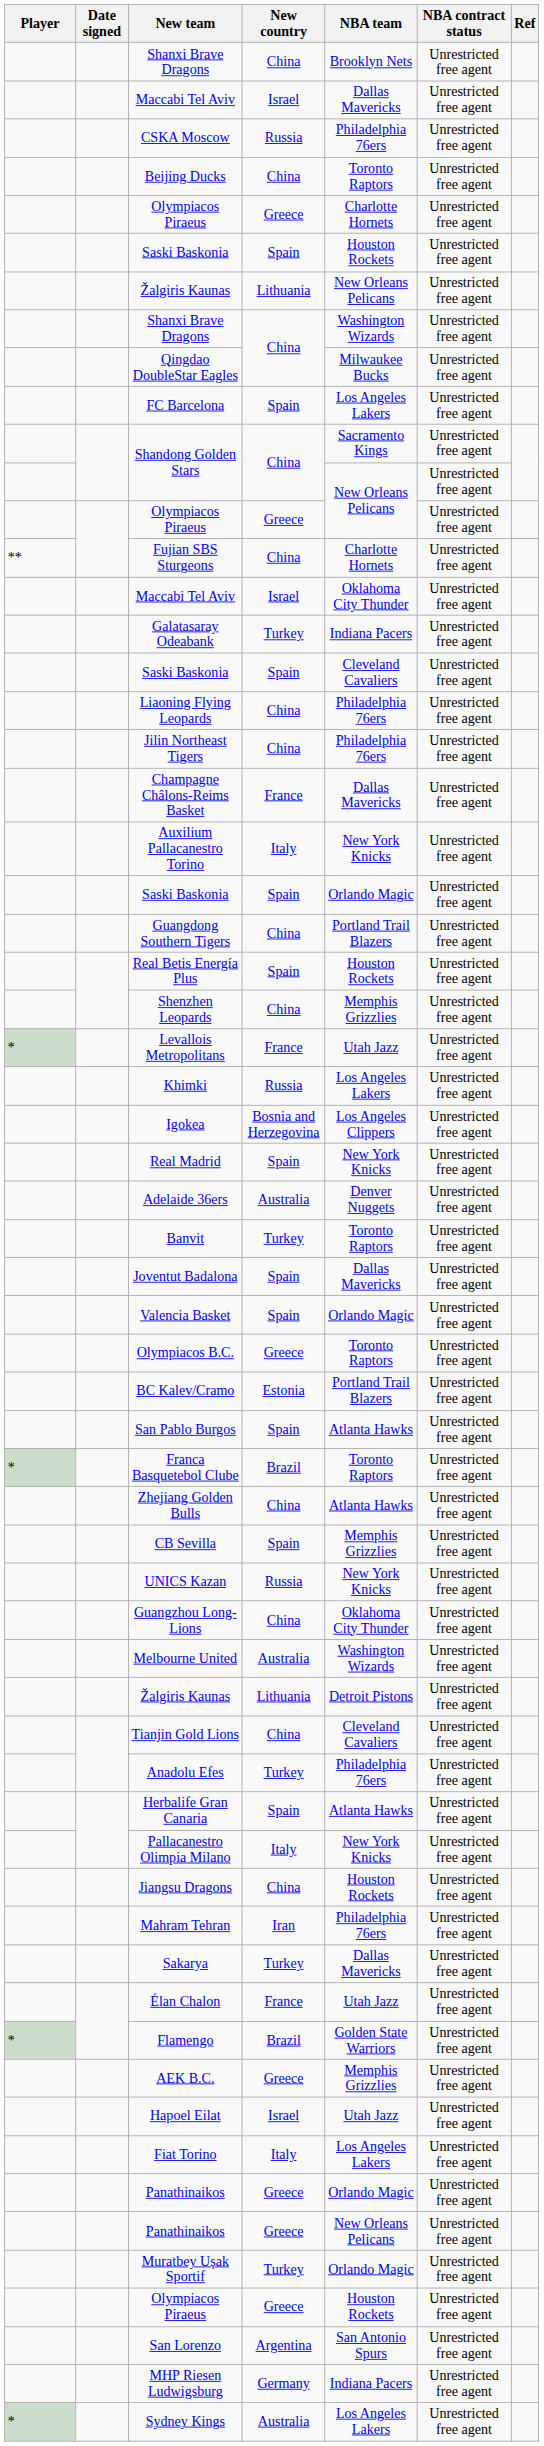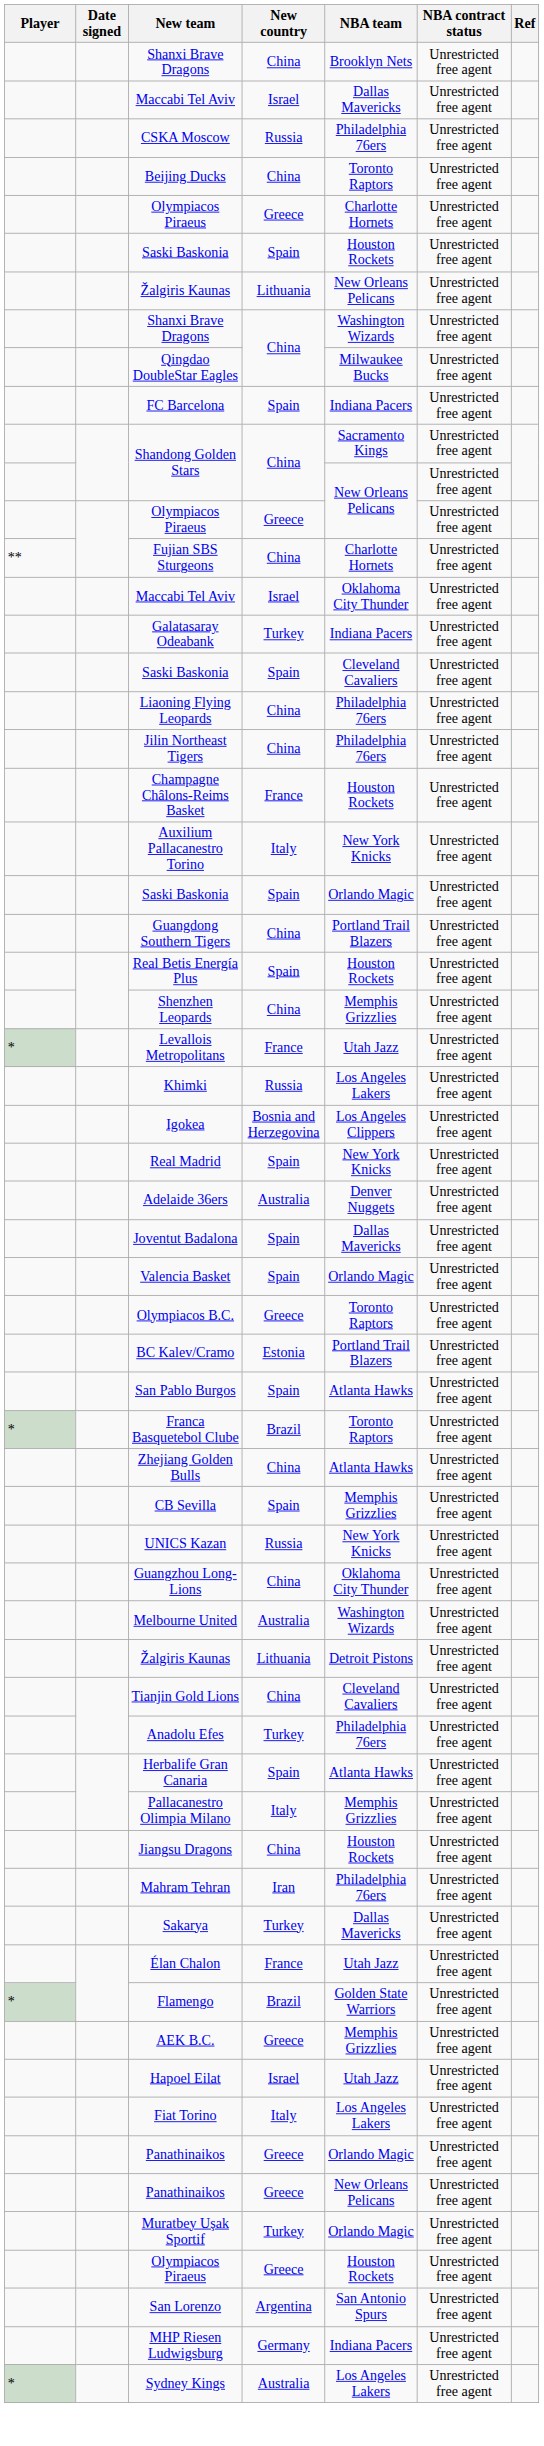(371, 405) Los Angeles Lakers -> (371, 405) Indiana Pacers
(371, 794) Dallas Mavericks -> (371, 794) Houston Rockets
- row: (185, 1238)
(371, 1849) New York Knicks -> (371, 1811) Memphis Grizzlies
